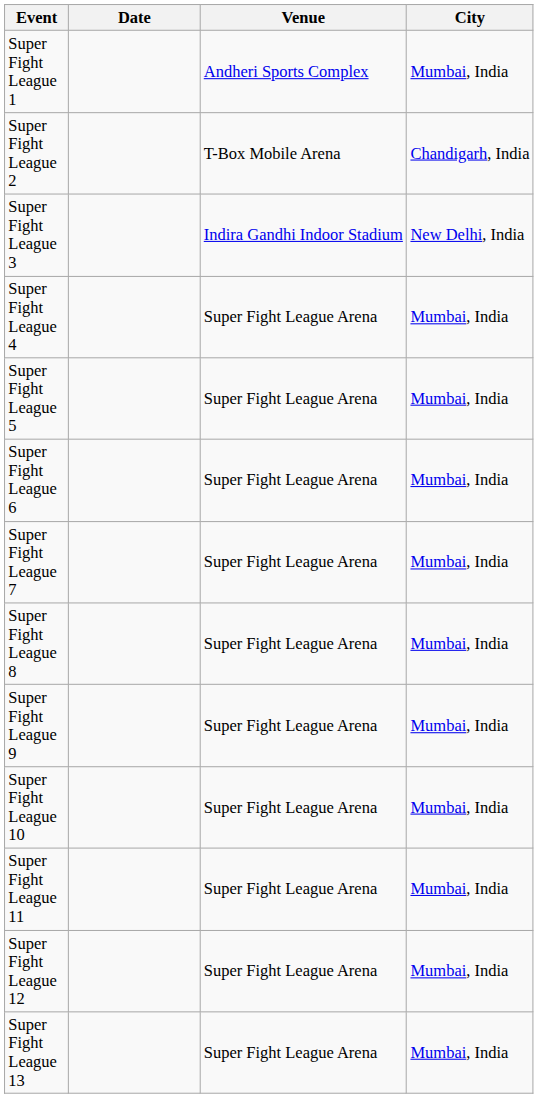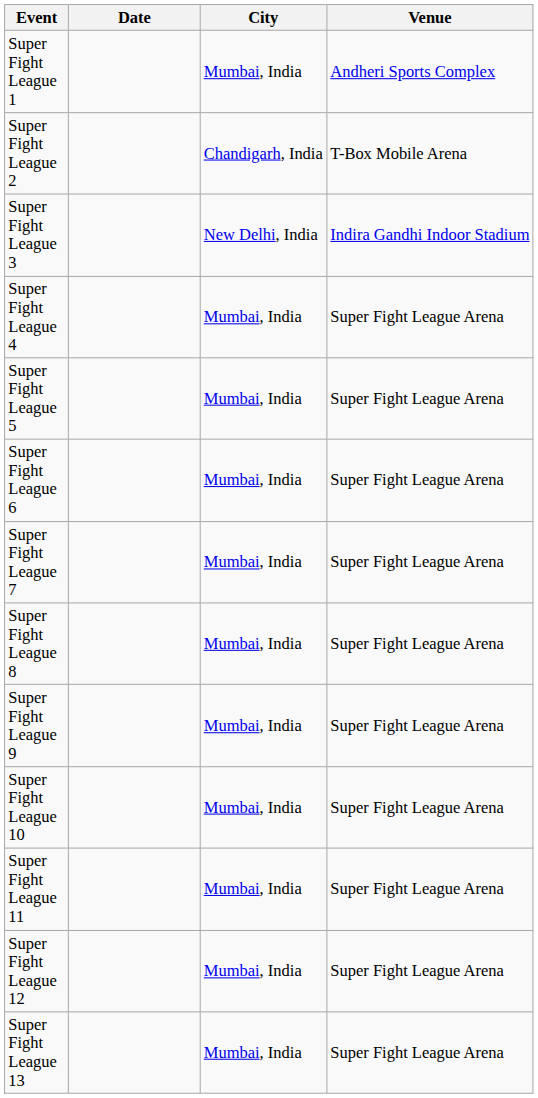columns swapped: (303, 17) <-> (470, 17)
